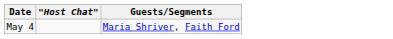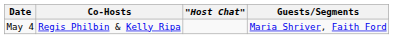+ column: (109, 12)
